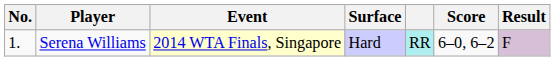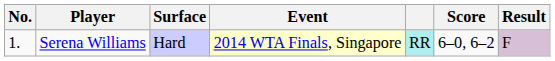columns swapped: (247, 17) <-> (375, 17)
